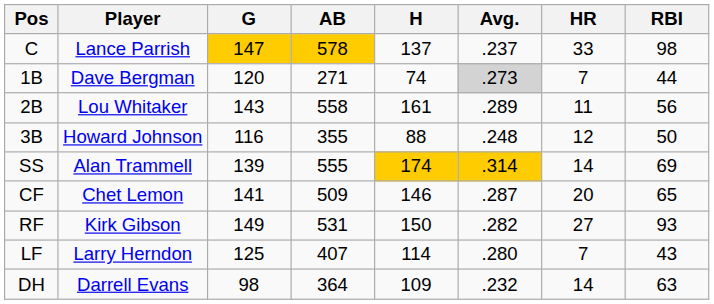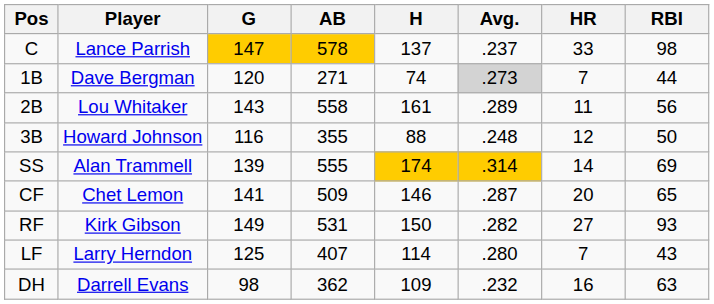(332, 284) 364 -> (332, 284) 362
(583, 284) 14 -> (583, 284) 16
